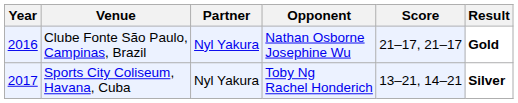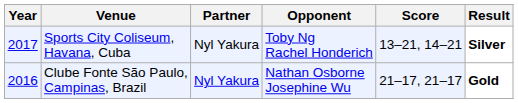rows swapped: (116, 44) <-> (109, 81)
